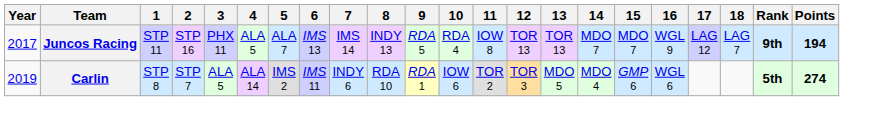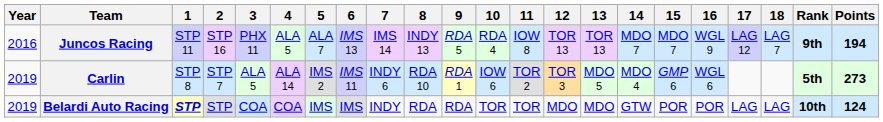(22, 43) 2017 -> (22, 43) 2016
(815, 78) 274 -> (855, 78) 273
+ row: (106, 106)
